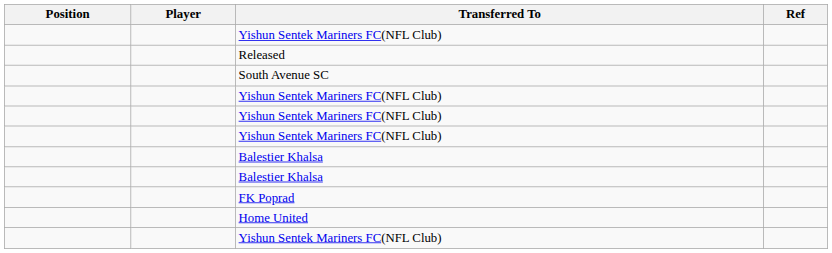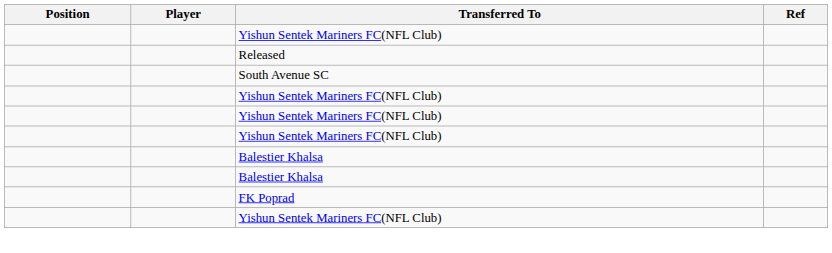- row: (68, 218)
